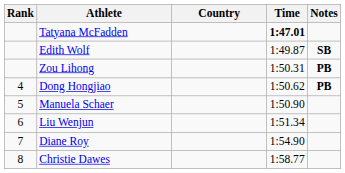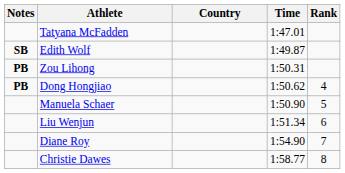columns swapped: (20, 13) <-> (324, 13)
(287, 31) bold -> (288, 31) normal
